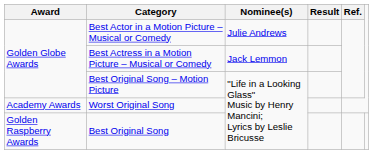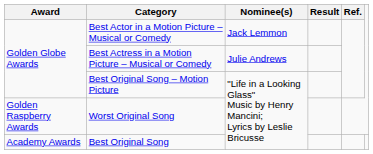(257, 32) Julie Andrews -> (257, 32) Jack Lemmon
(257, 58) Jack Lemmon -> (257, 58) Julie Andrews
(44, 105) Academy Awards -> (29, 116) Golden Raspberry Awards
(29, 131) Golden Raspberry Awards -> (44, 142) Academy Awards
